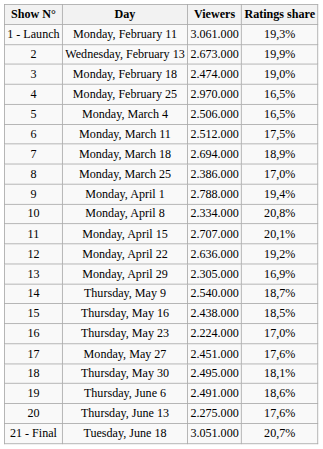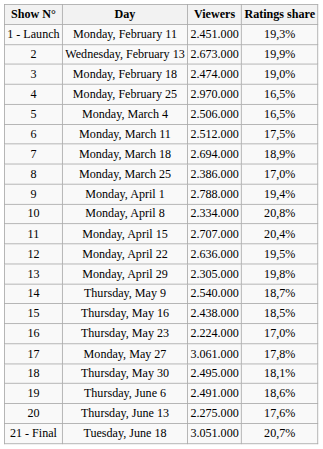(215, 34) 3.061.000 -> (215, 34) 2.451.000
(280, 234) 20,1% -> (280, 234) 20,4%
(280, 254) 19,2% -> (280, 254) 19,5%
(280, 274) 16,9% -> (280, 274) 19,8%
(215, 354) 2.451.000 -> (215, 354) 3.061.000
(280, 354) 17,6% -> (280, 354) 17,8%
